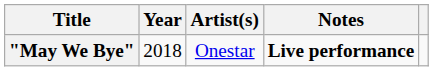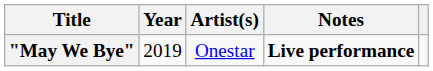(163, 50) 2018 -> (163, 50) 2019
